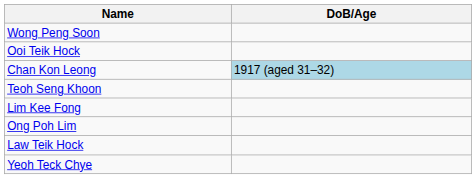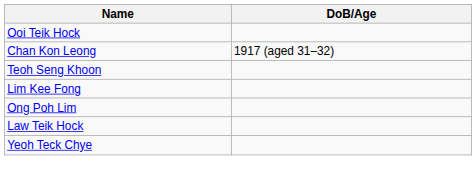- row: (53, 33)
(284, 70) lightblue background -> (284, 51) no background
